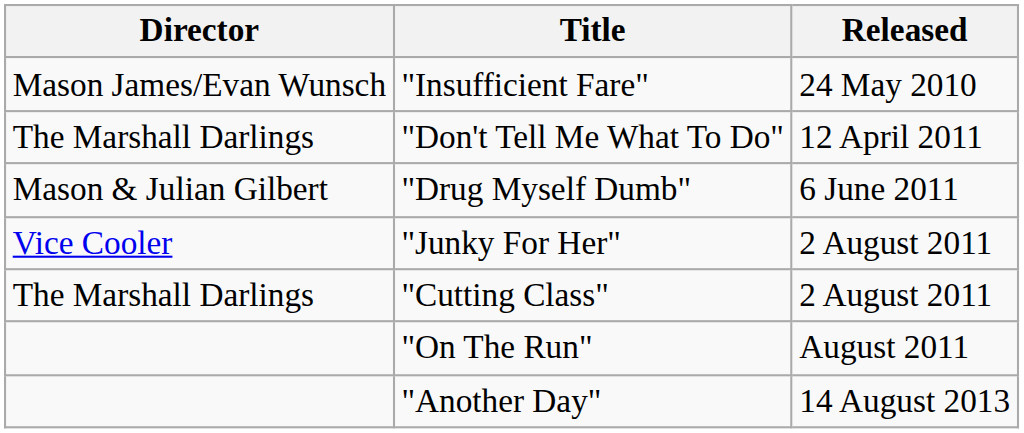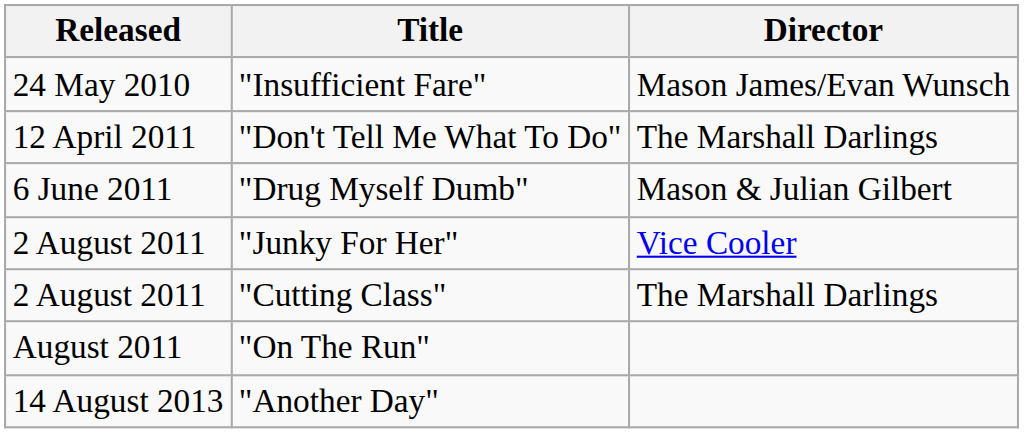columns swapped: (905, 30) <-> (199, 30)
